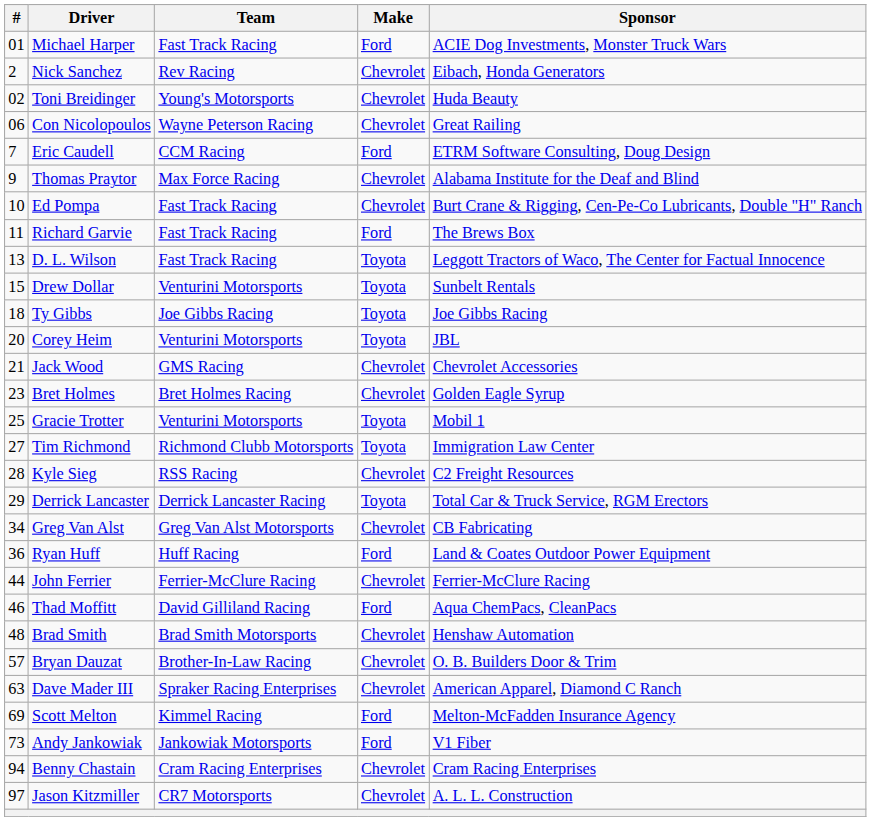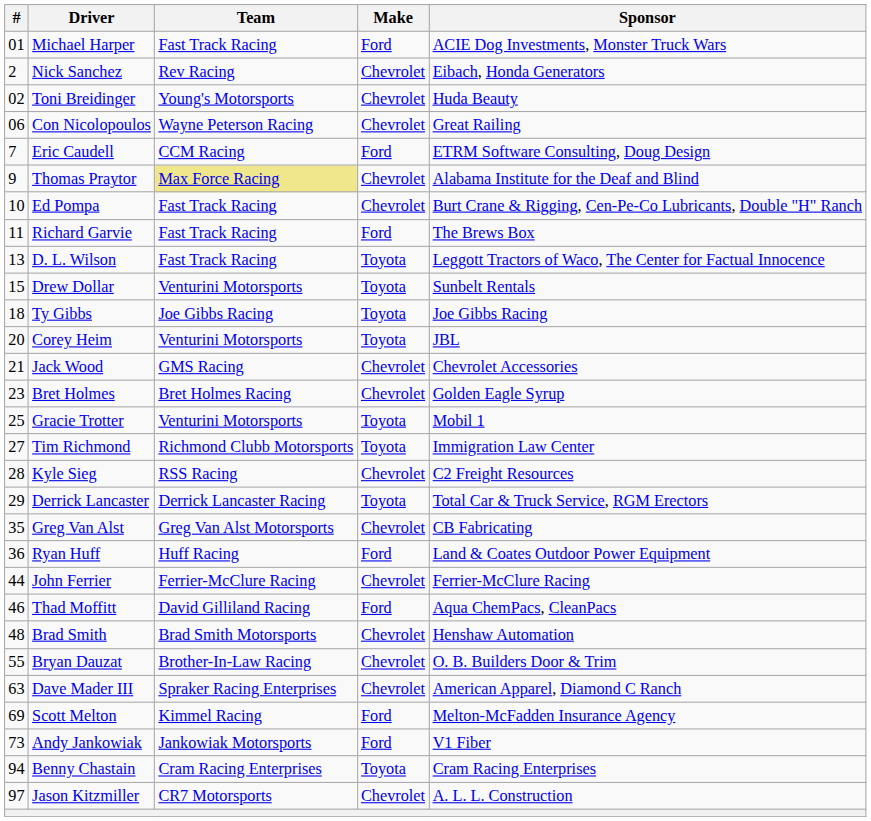(219, 178) no background -> (219, 178) khaki background
(16, 527) 34 -> (16, 527) 35
(16, 661) 57 -> (16, 661) 55
(393, 768) Chevrolet -> (383, 768) Toyota
